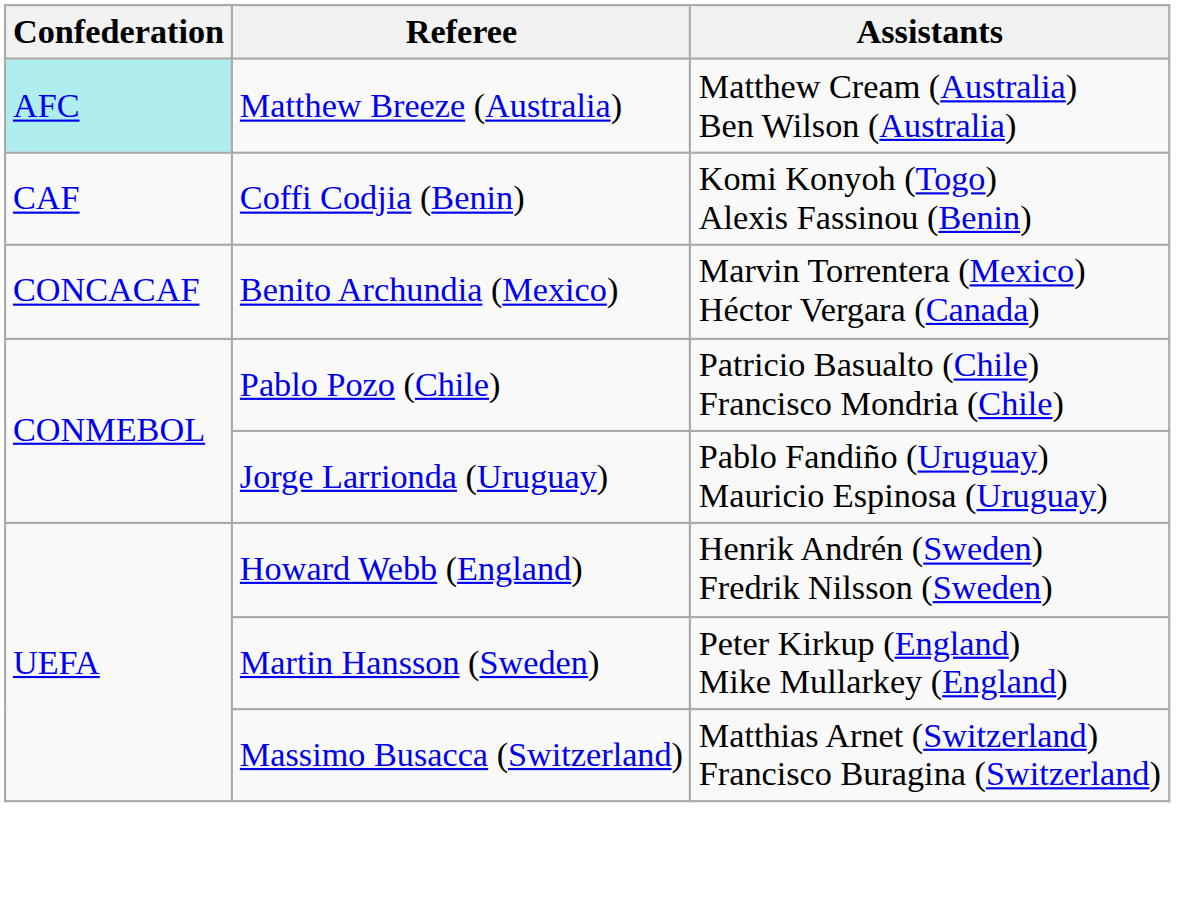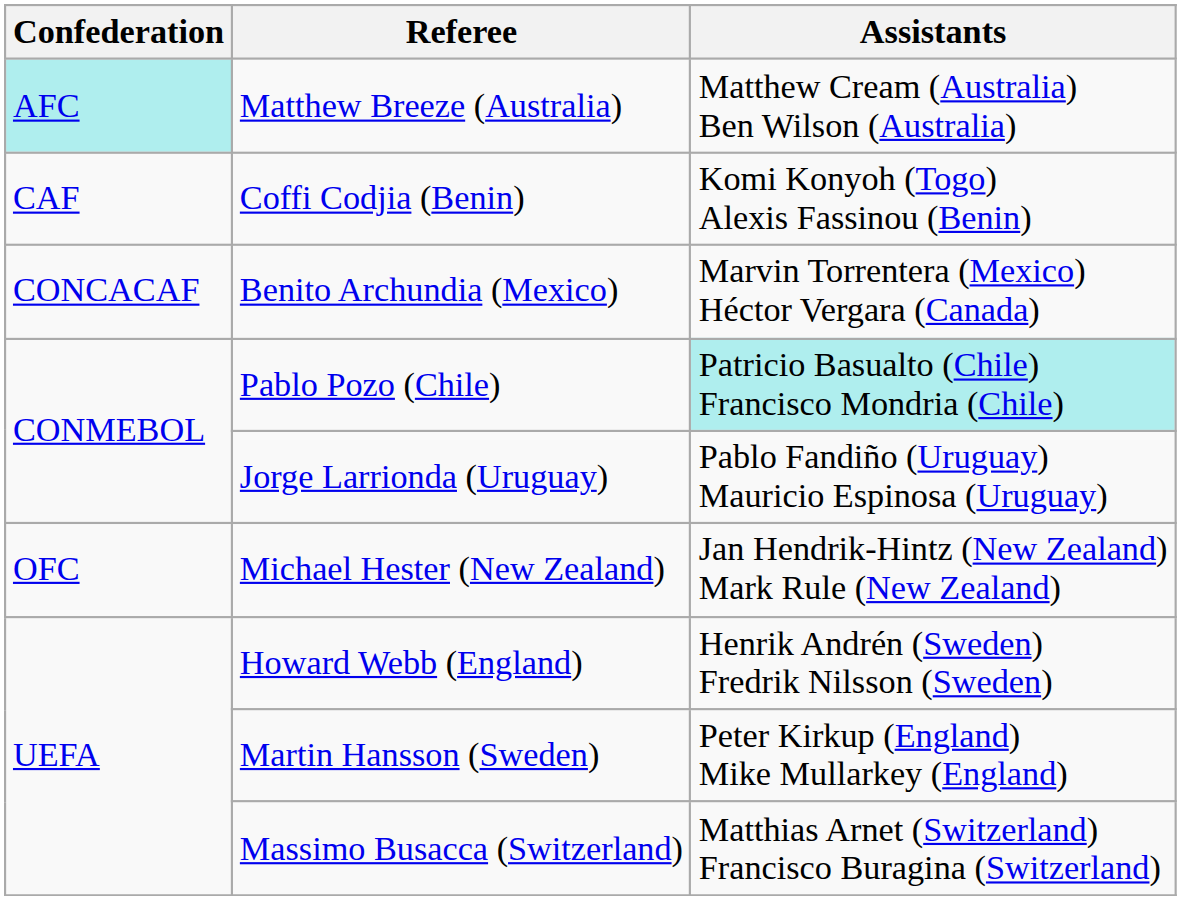(881, 383) no background -> (881, 383) paleturquoise background
+ row: (452, 569)
